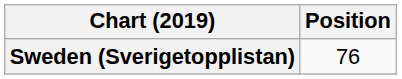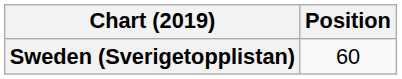(348, 56) 76 -> (348, 56) 60
